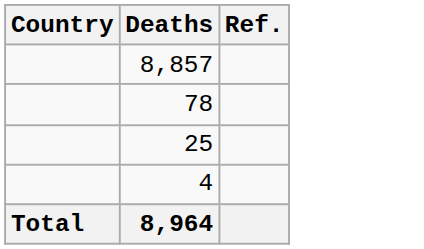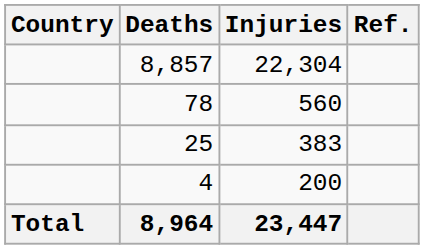+ column: (284, 25)
